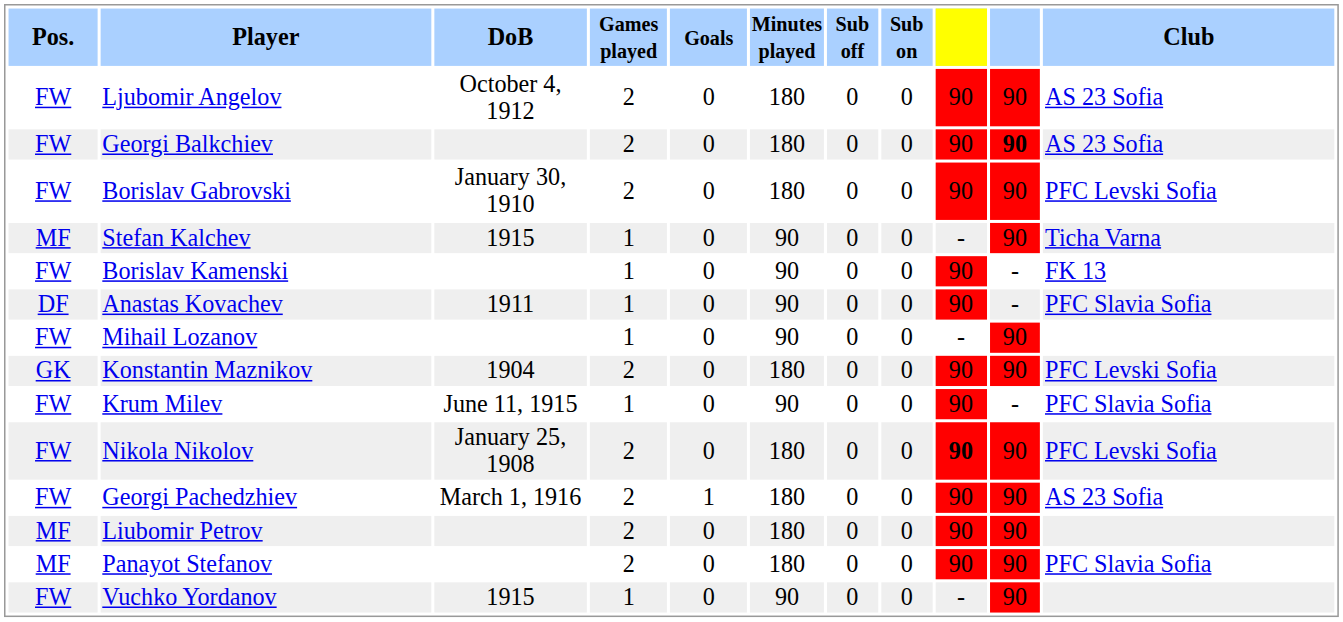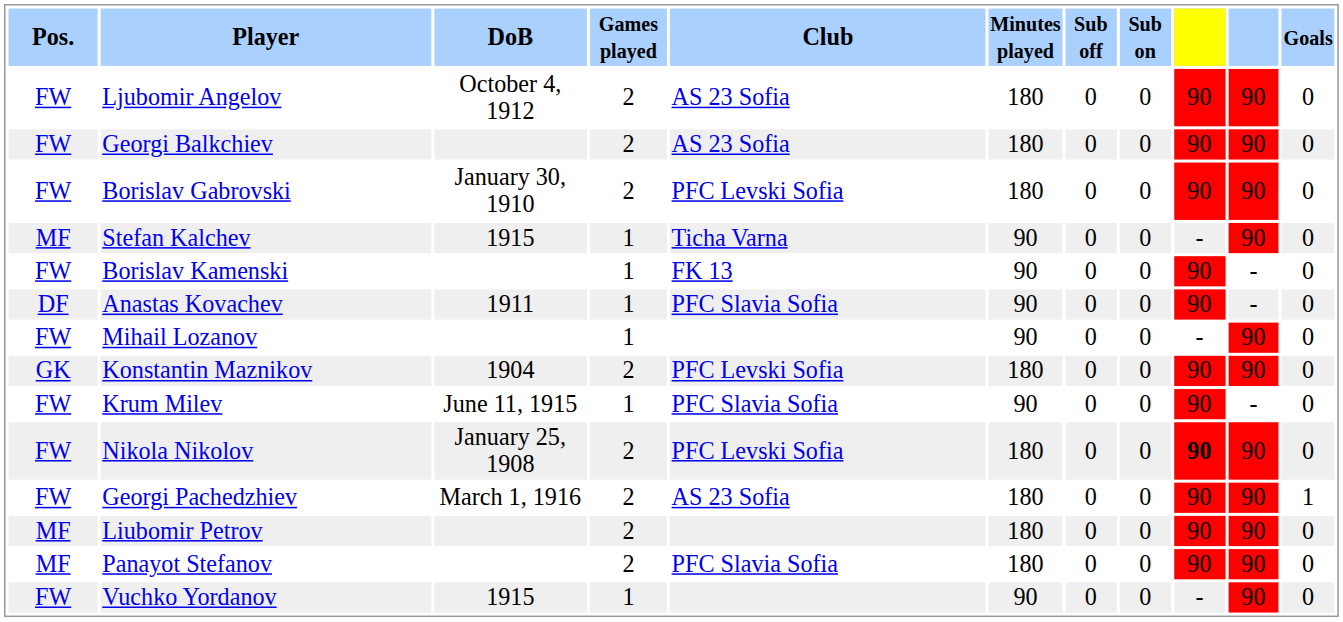columns swapped: (709, 38) <-> (1189, 36)
(1015, 144) bold -> (1253, 144) normal
